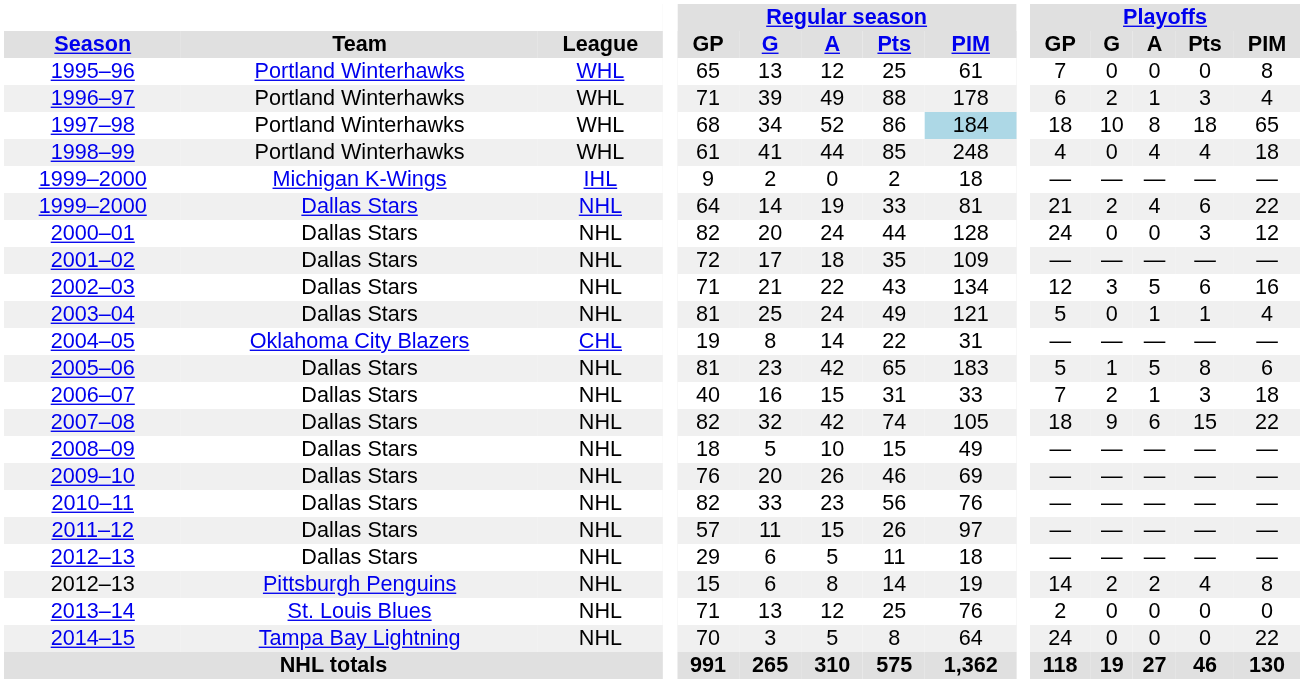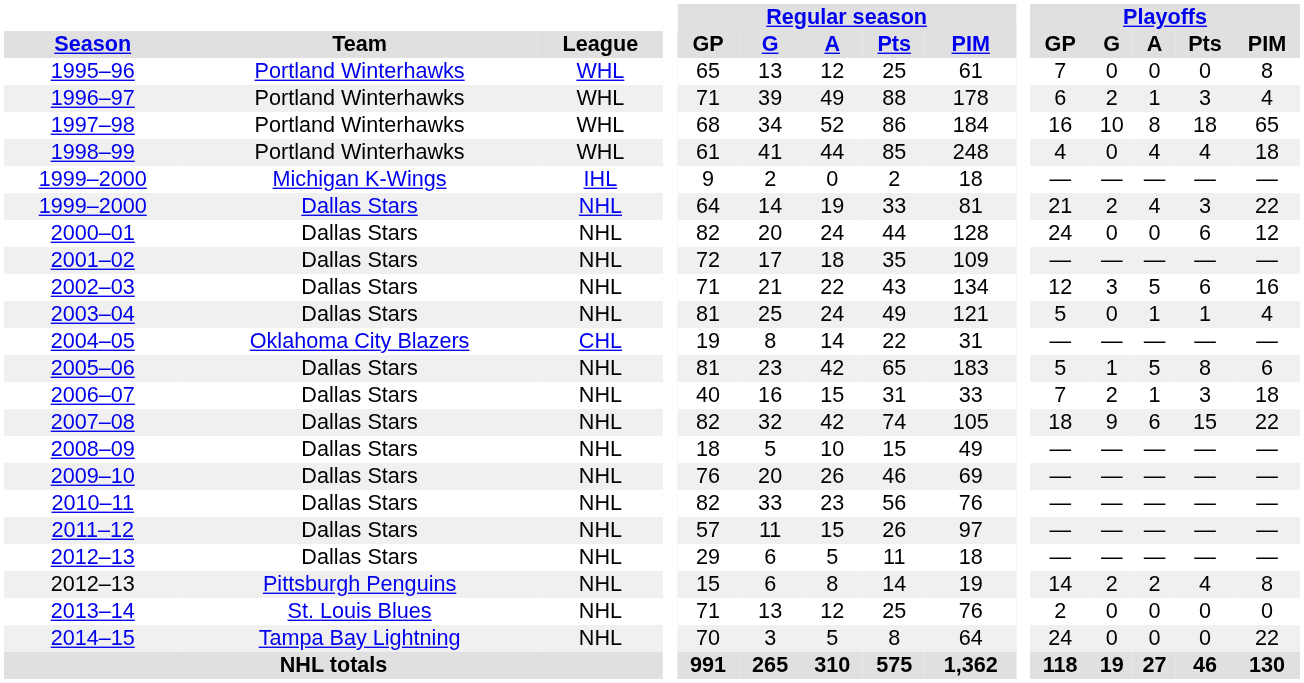(971, 125) lightblue background -> (971, 125) no background
(1060, 125) 18 -> (1060, 125) 16
(1205, 206) 6 -> (1205, 206) 3
(1205, 233) 3 -> (1205, 233) 6
